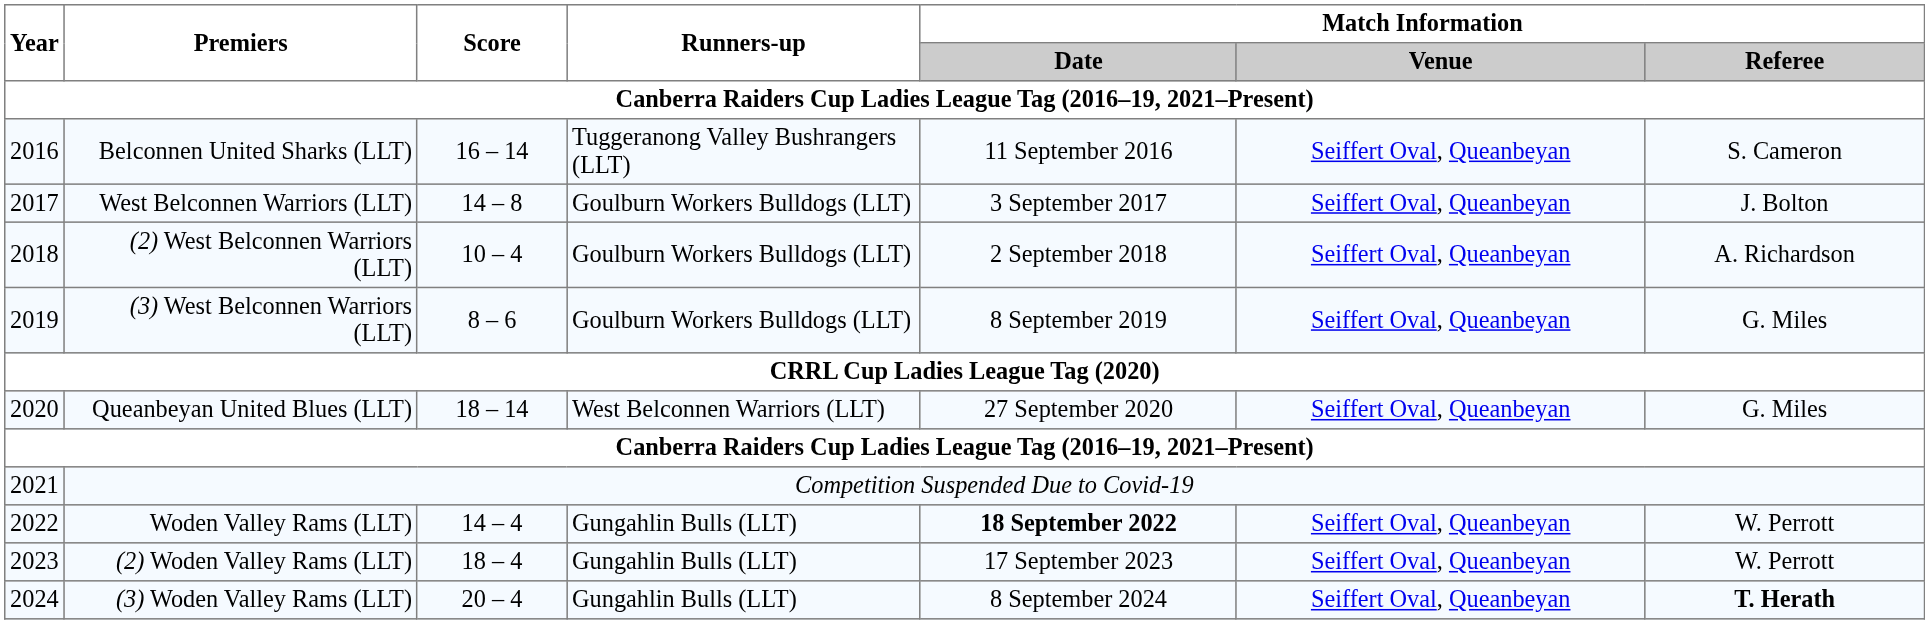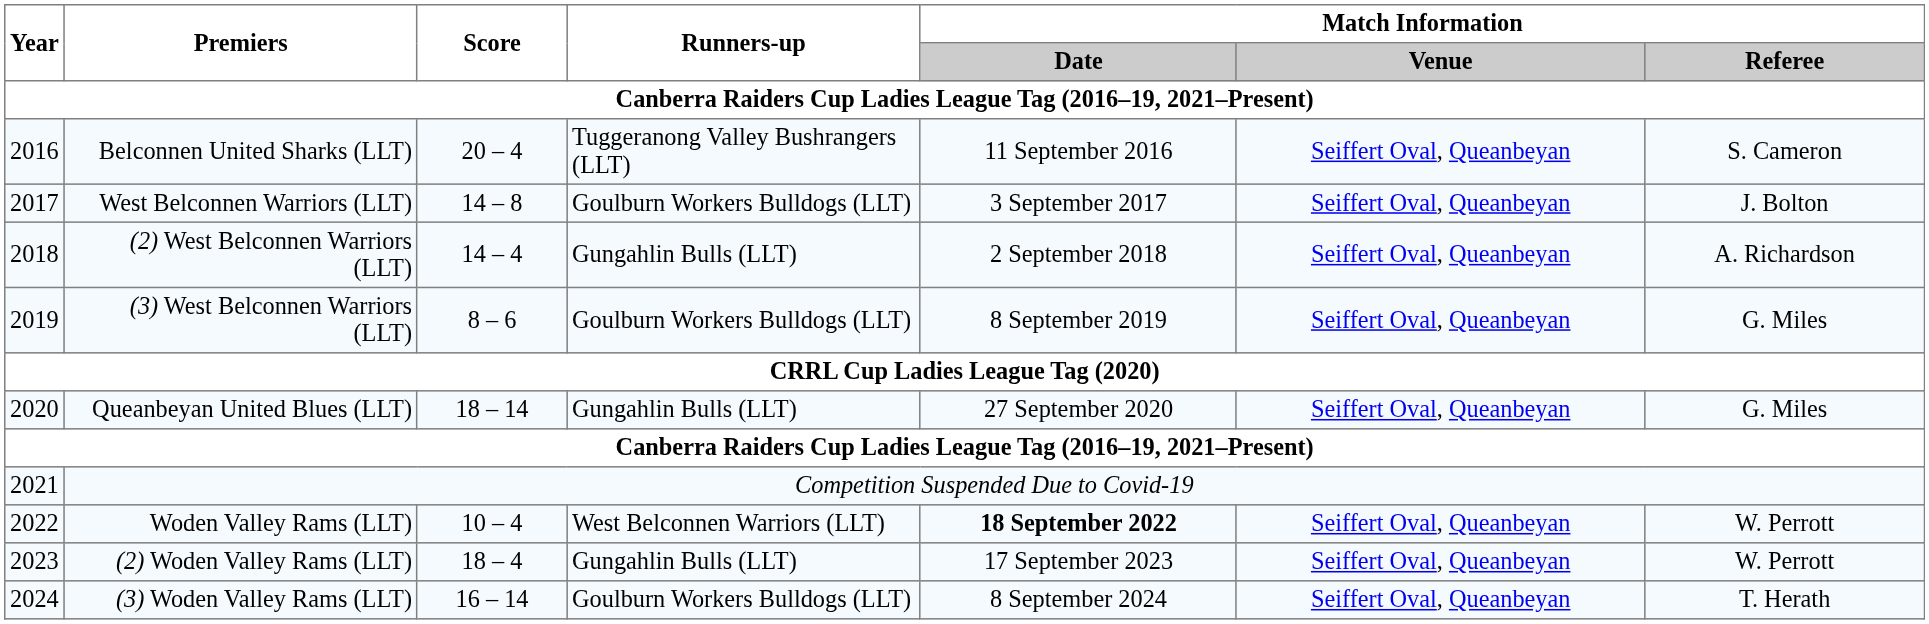(492, 151) 16 – 14 -> (492, 151) 20 – 4
(492, 254) 10 – 4 -> (492, 254) 14 – 4
(742, 254) Goulburn Workers Bulldogs (LLT) -> (684, 254) Gungahlin Bulls (LLT)
(728, 409) West Belconnen Warriors (LLT) -> (684, 409) Gungahlin Bulls (LLT)
(492, 523) 14 – 4 -> (492, 523) 10 – 4
(684, 523) Gungahlin Bulls (LLT) -> (728, 523) West Belconnen Warriors (LLT)
(492, 599) 20 – 4 -> (492, 599) 16 – 14
(684, 599) Gungahlin Bulls (LLT) -> (742, 599) Goulburn Workers Bulldogs (LLT)
(1785, 599) bold -> (1785, 599) normal
